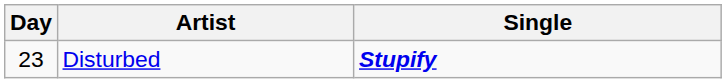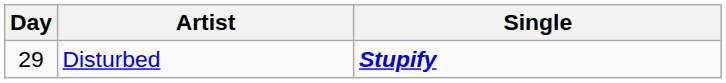(31, 58) 23 -> (31, 58) 29
